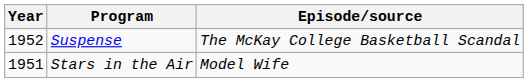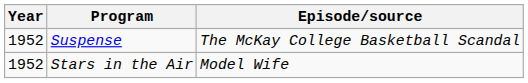(26, 65) 1951 -> (26, 65) 1952
